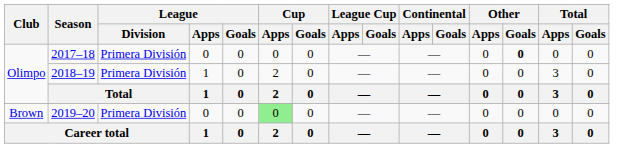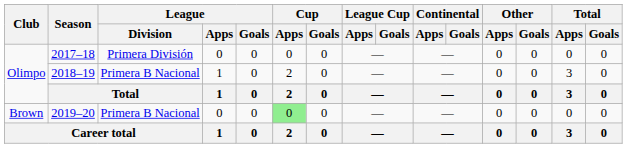(521, 53) bold -> (534, 53) normal
(143, 73) Primera División -> (150, 73) Primera B Nacional
(143, 113) Primera División -> (150, 113) Primera B Nacional
